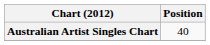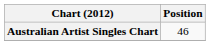(183, 31) 40 -> (183, 31) 46
